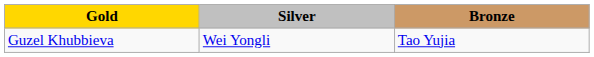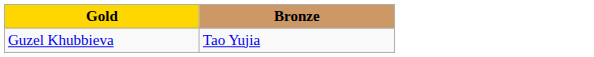- column: (297, 16)
